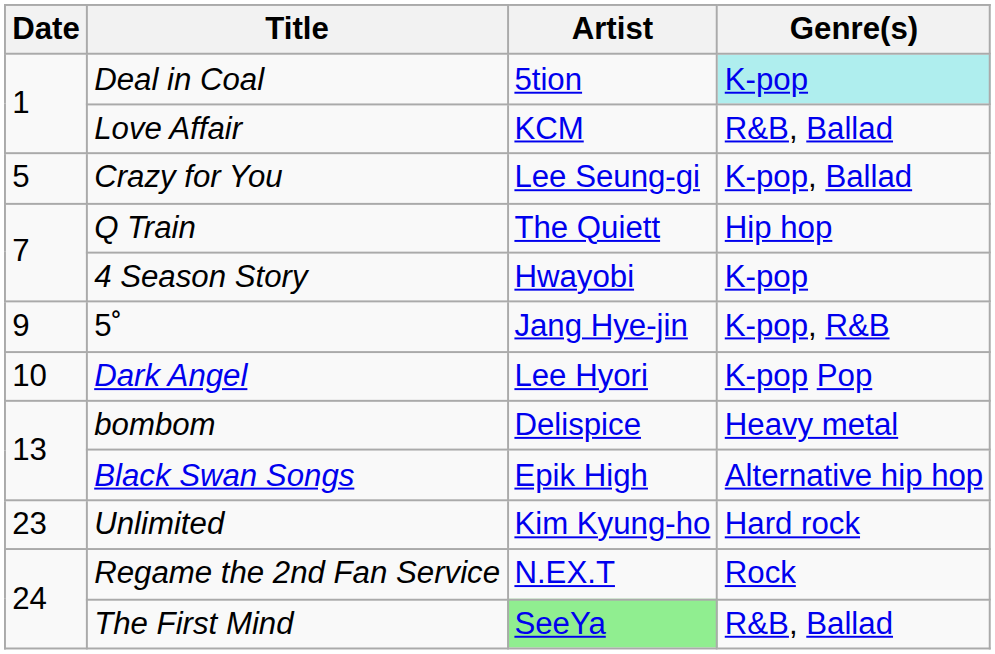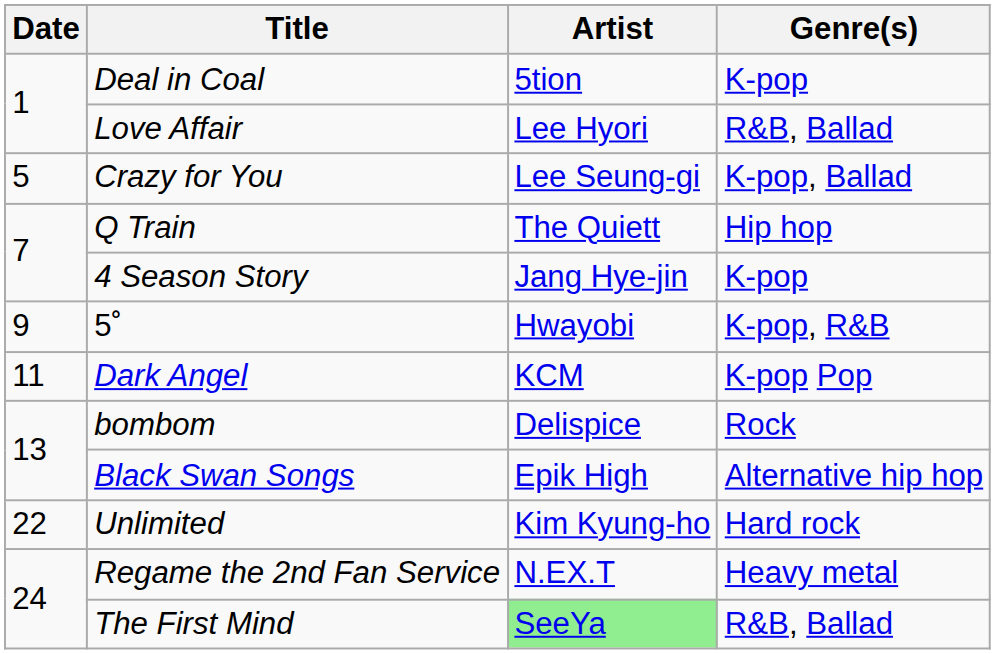(766, 78) paleturquoise background -> (766, 78) no background
(549, 128) KCM -> (581, 128) Lee Hyori
(574, 276) Hwayobi -> (601, 276) Jang Hye-jin
(601, 326) Jang Hye-jin -> (574, 326) Hwayobi
(30, 375) 10 -> (28, 375) 11
(581, 375) Lee Hyori -> (549, 375) KCM
(811, 425) Heavy metal -> (760, 425) Rock
(30, 524) 23 -> (30, 524) 22
(760, 573) Rock -> (811, 573) Heavy metal
